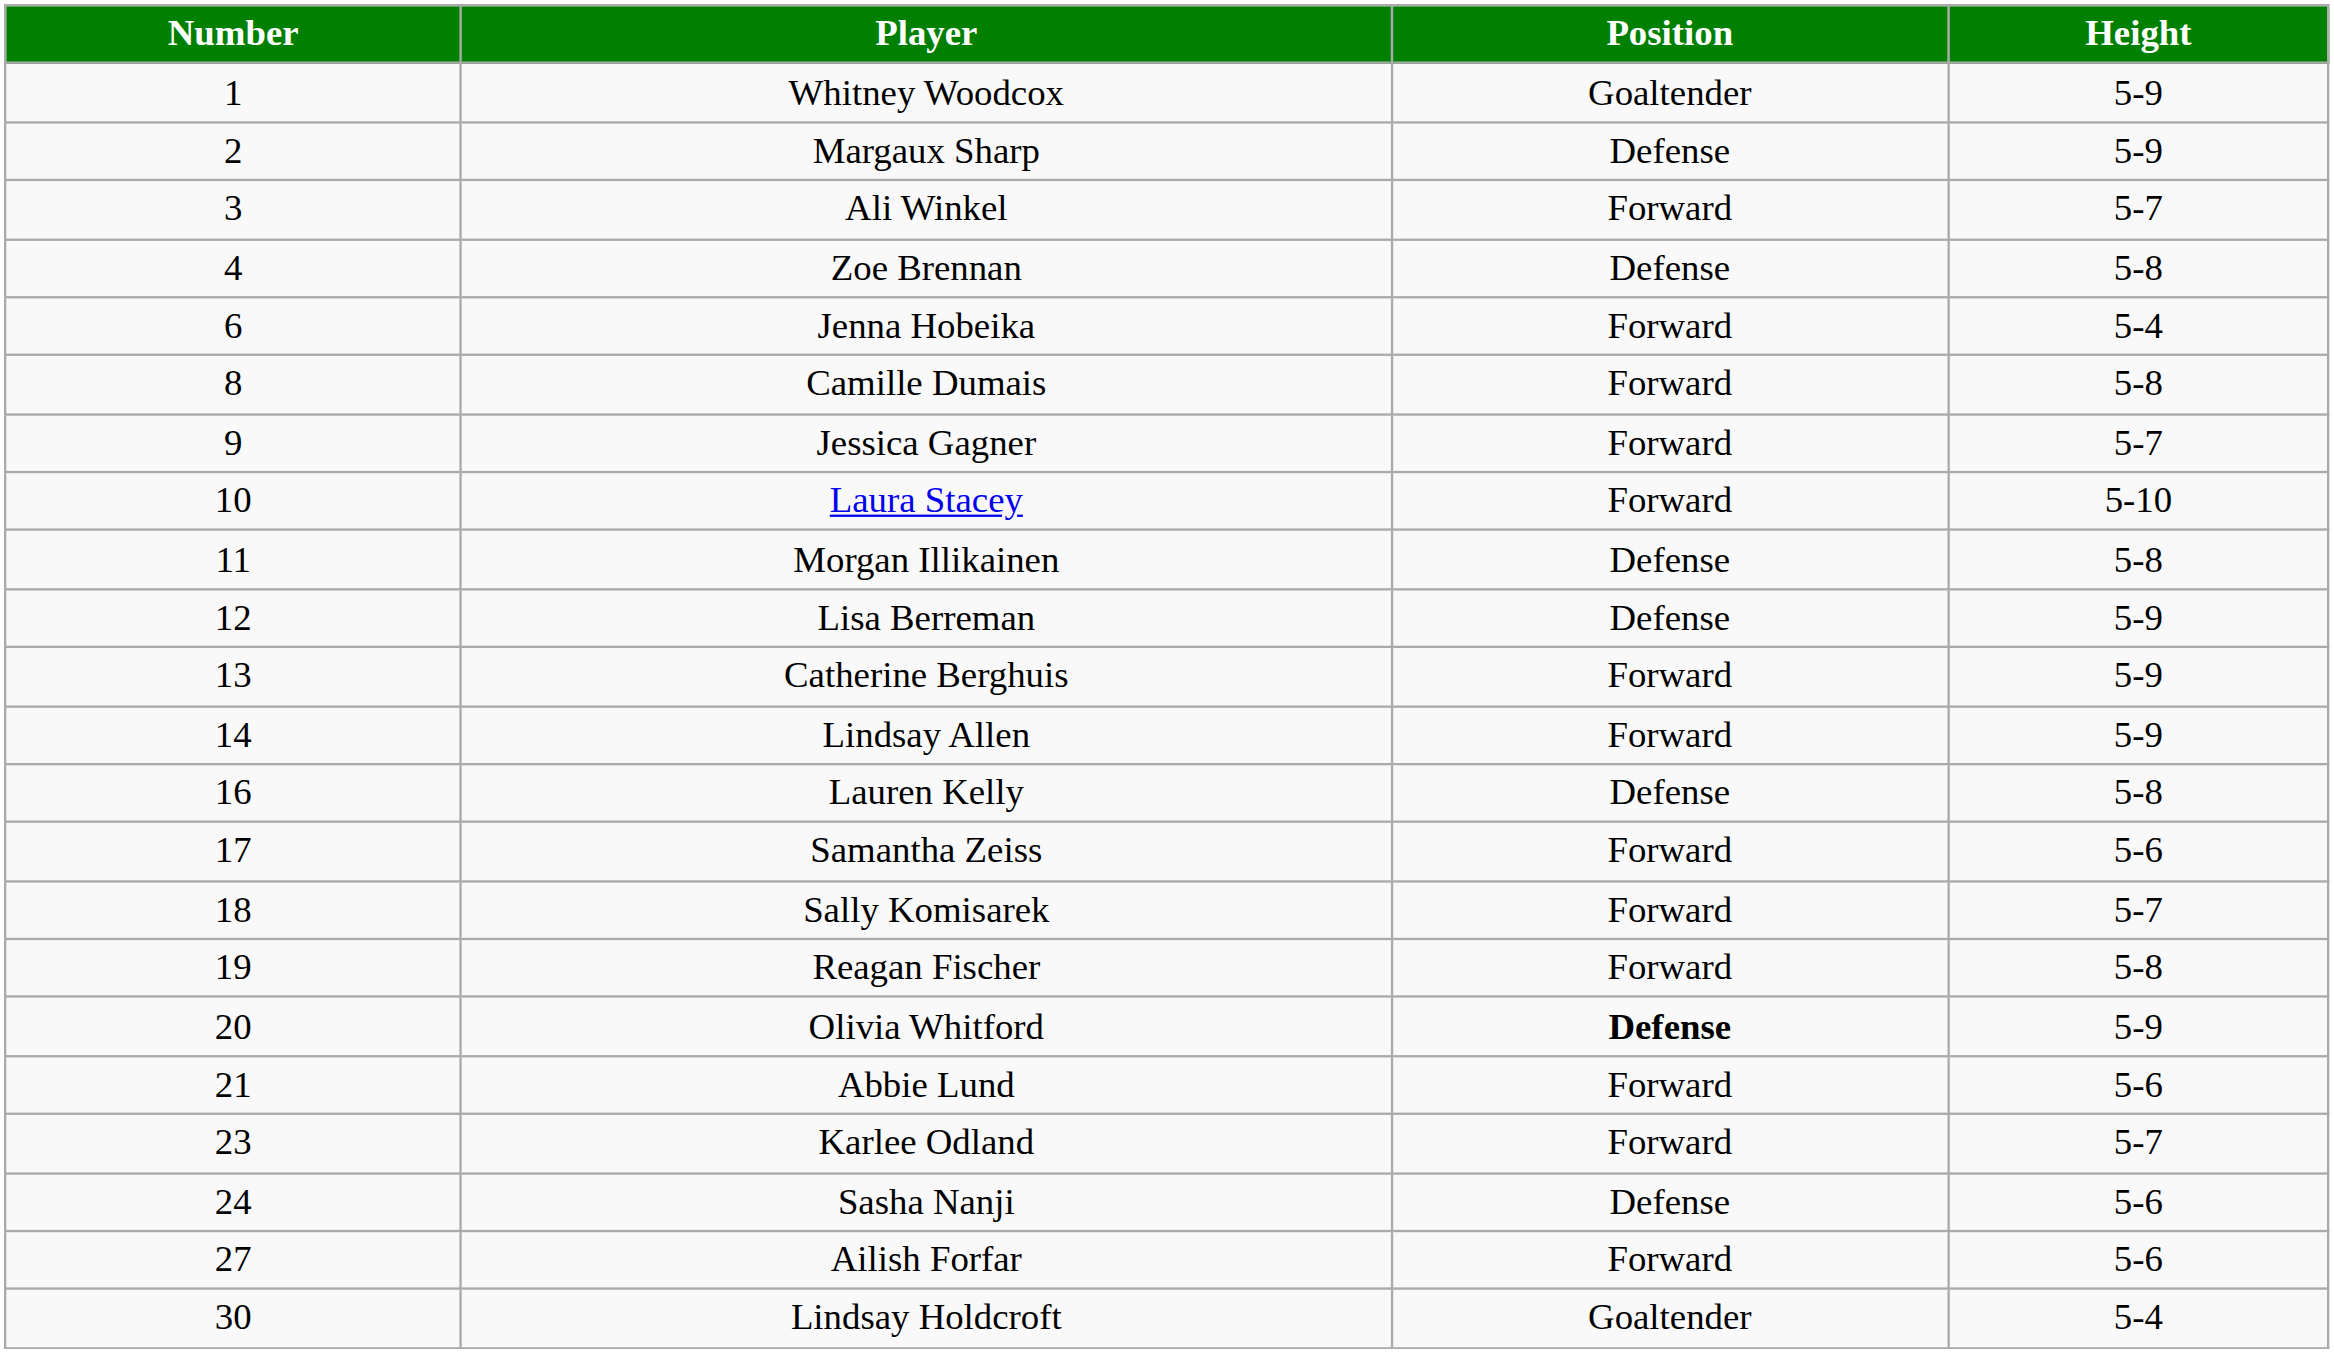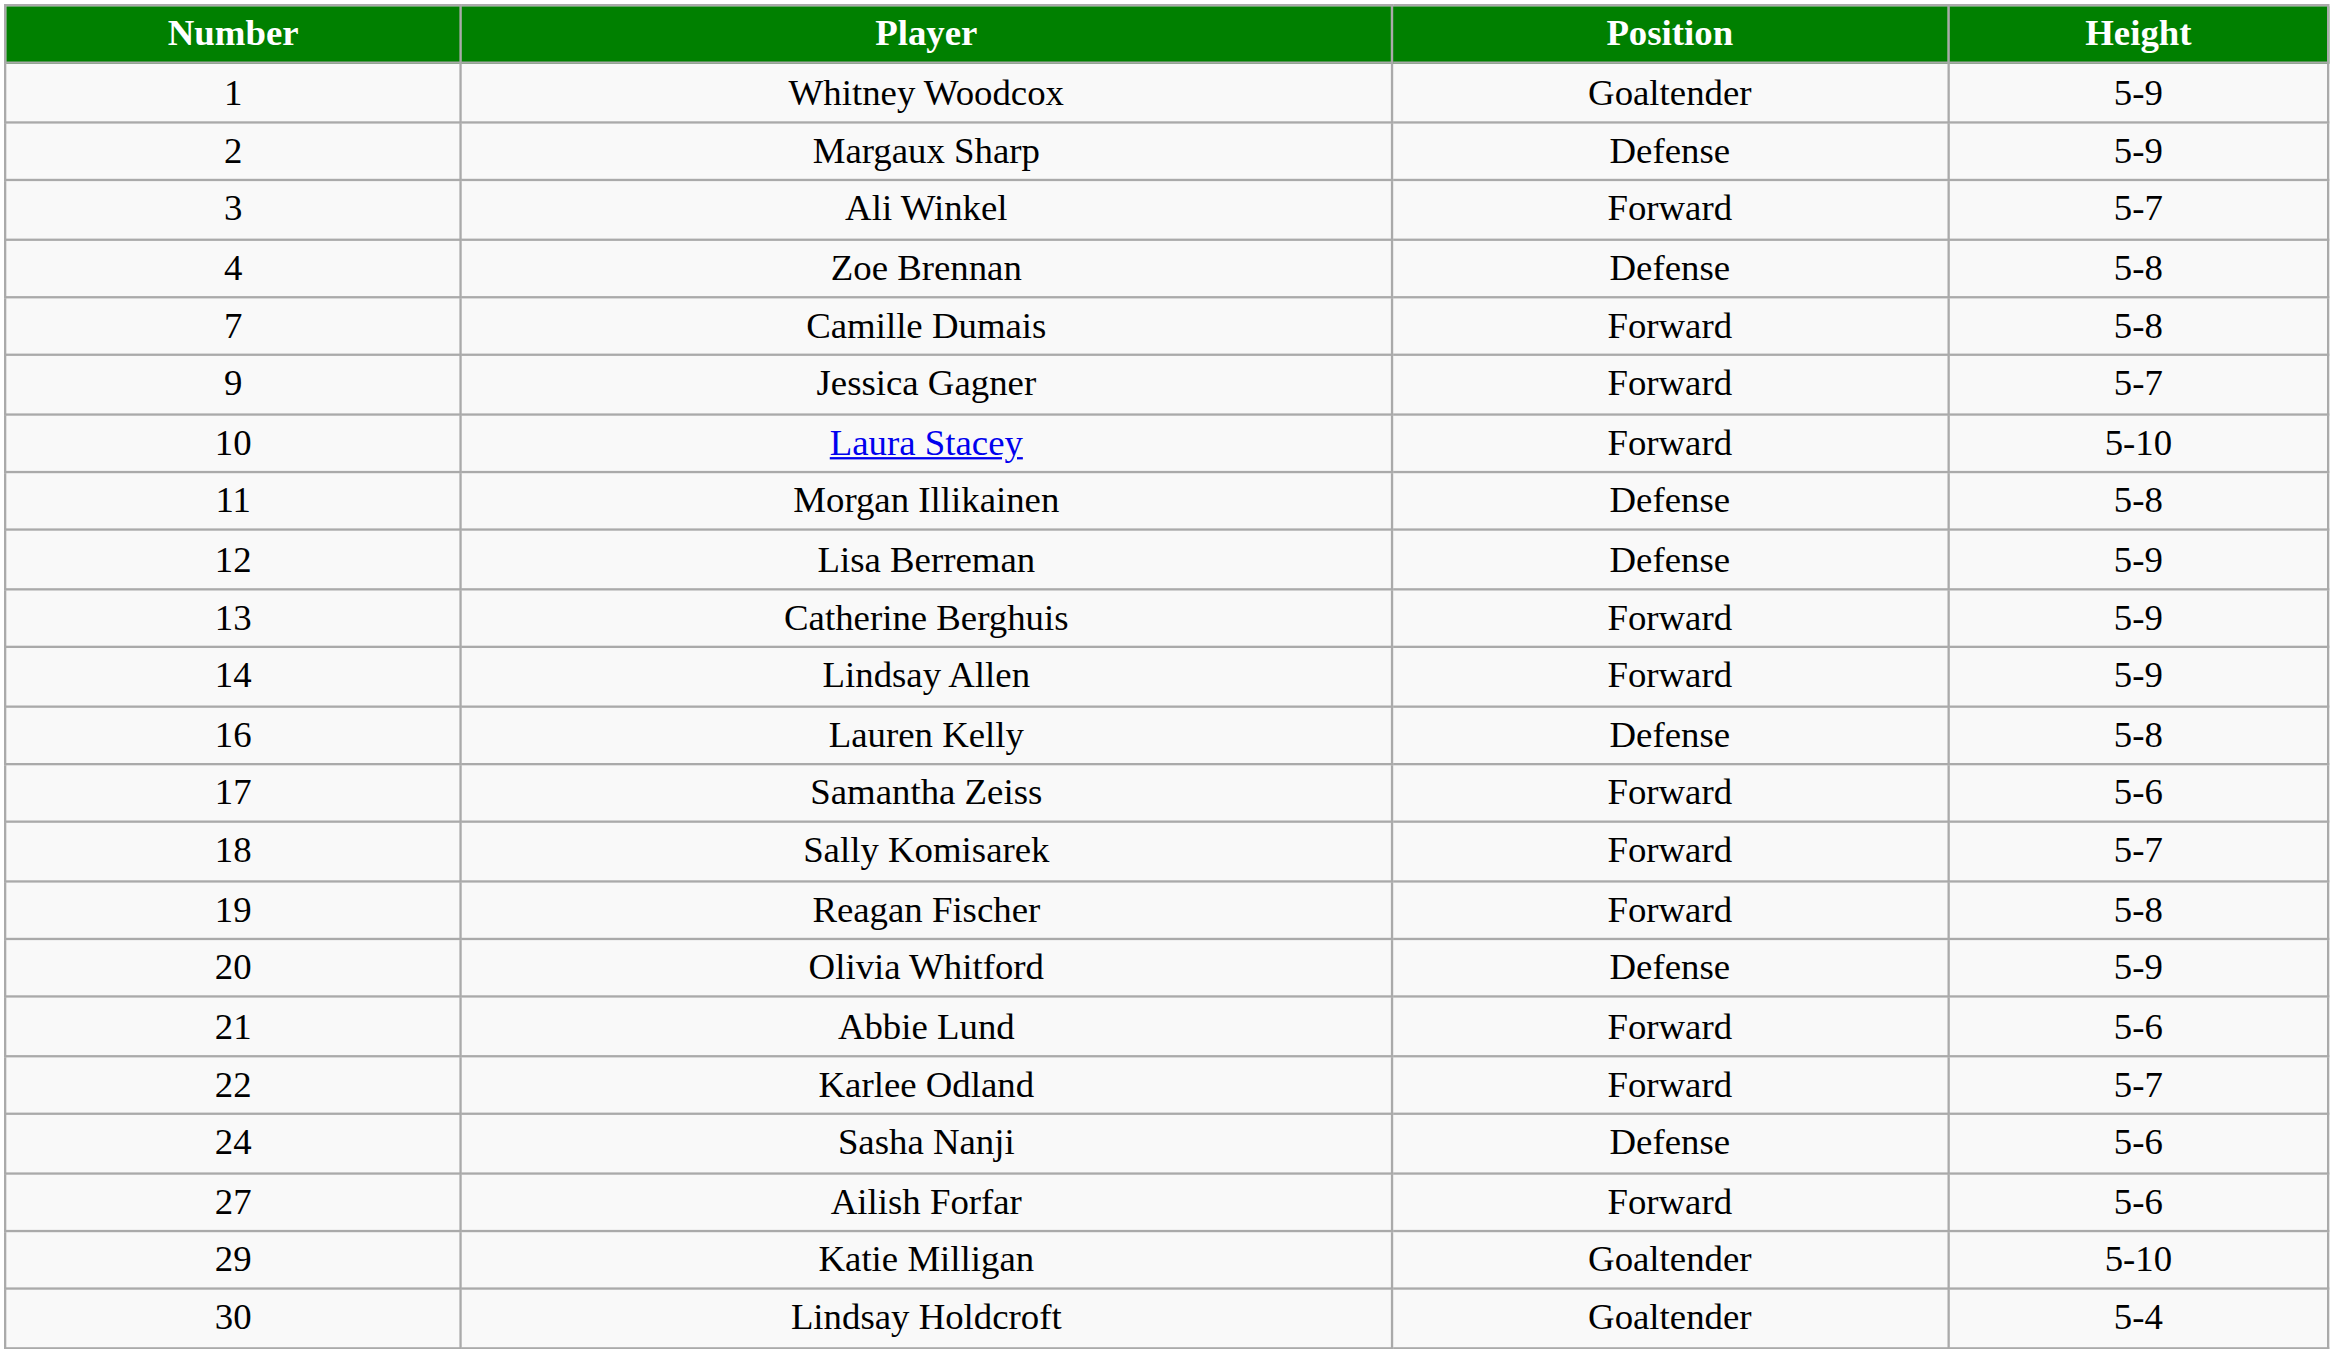- row: (926, 325)
(233, 383) 8 -> (233, 325) 7
(1670, 1025) bold -> (1670, 967) normal
(233, 1142) 23 -> (233, 1084) 22
+ row: (926, 1259)
